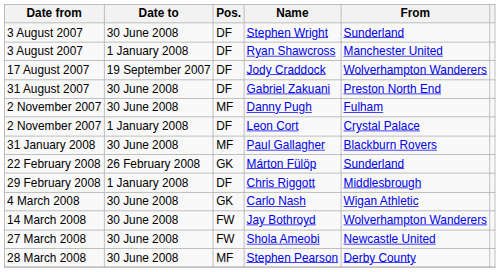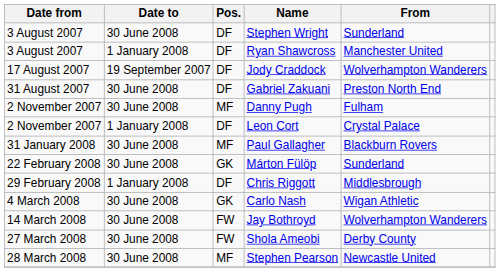(153, 164) 26 February 2008 -> (143, 164) 30 June 2008
(390, 239) Newcastle United -> (380, 239) Derby County
(380, 257) Derby County -> (390, 257) Newcastle United
